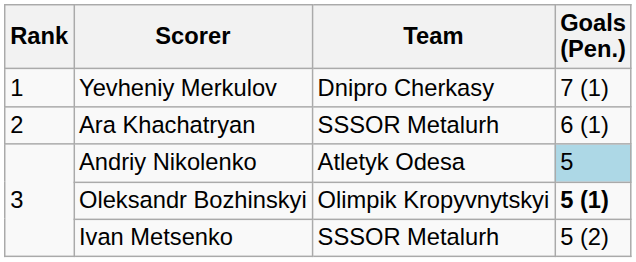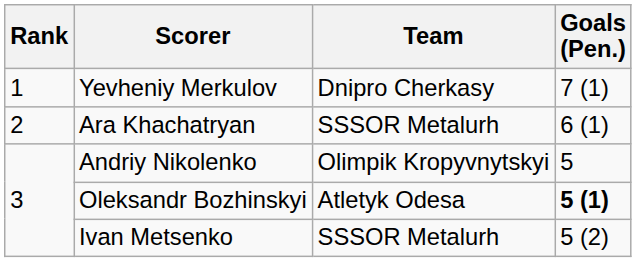(391, 162) Atletyk Odesa -> (433, 162) Olimpik Kropyvnytskyi
(567, 162) lightblue background -> (567, 162) no background
(433, 200) Olimpik Kropyvnytskyi -> (391, 200) Atletyk Odesa
